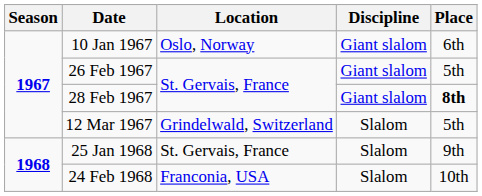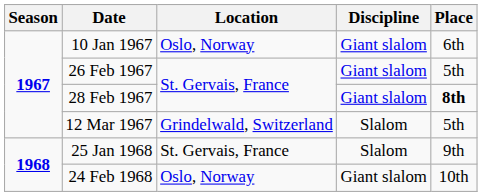(215, 177) Franconia, USA -> (207, 177) Oslo, Norway
(384, 177) Slalom -> (384, 177) Giant slalom
